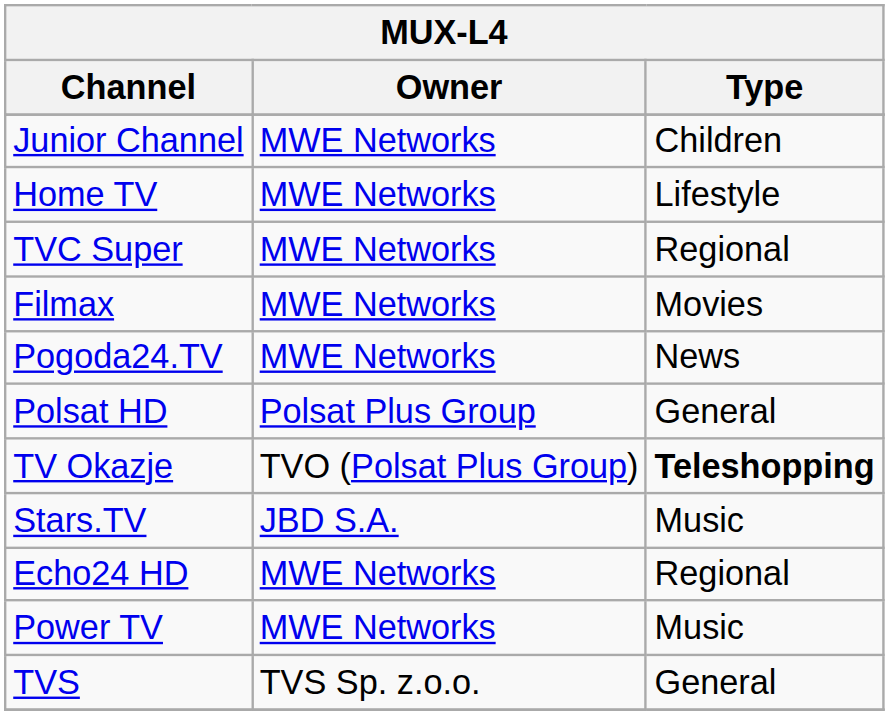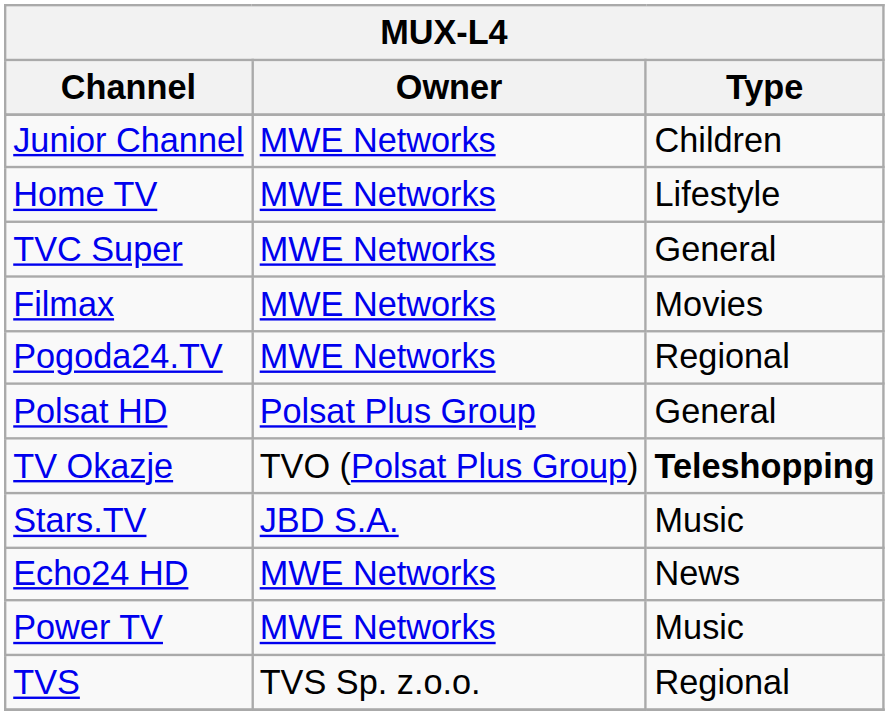(722, 249) Regional -> (715, 249) General
(697, 358) News -> (722, 358) Regional
(722, 574) Regional -> (697, 574) News
(715, 682) General -> (722, 682) Regional
